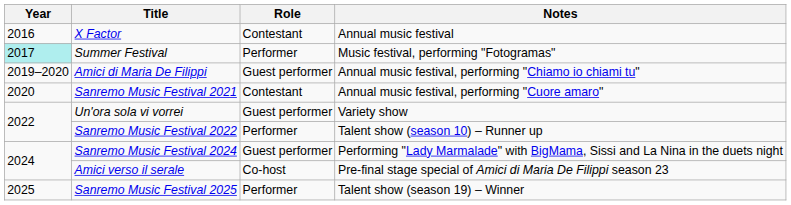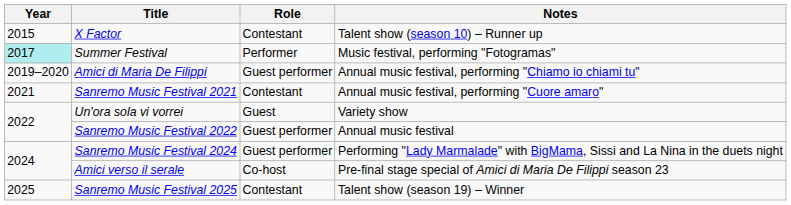(21, 33) 2016 -> (21, 33) 2015
(396, 33) Annual music festival -> (440, 33) Talent show (season 10) – Runner up
(21, 92) 2020 -> (21, 92) 2021
(287, 111) Guest performer -> (259, 111) Guest
(270, 131) Performer -> (287, 131) Guest performer
(440, 131) Talent show (season 10) – Runner up -> (396, 131) Annual music festival
(270, 190) Performer -> (272, 190) Contestant
